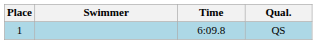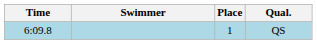columns swapped: (19, 13) <-> (211, 13)
